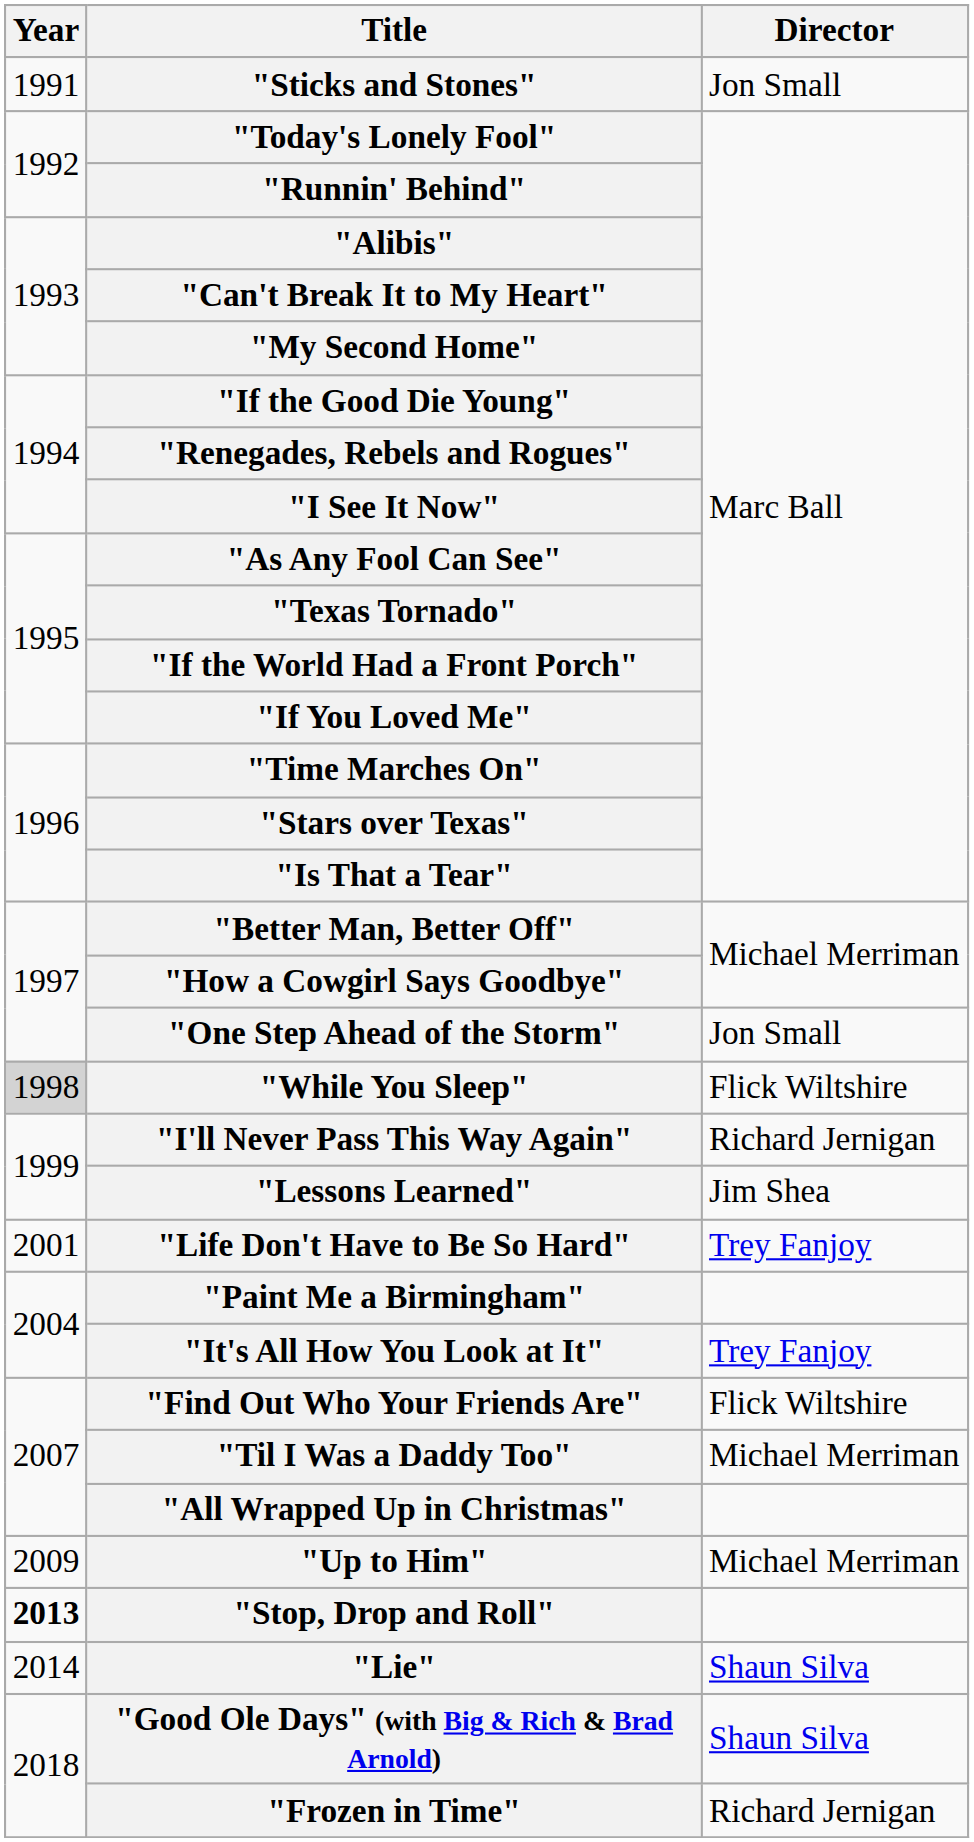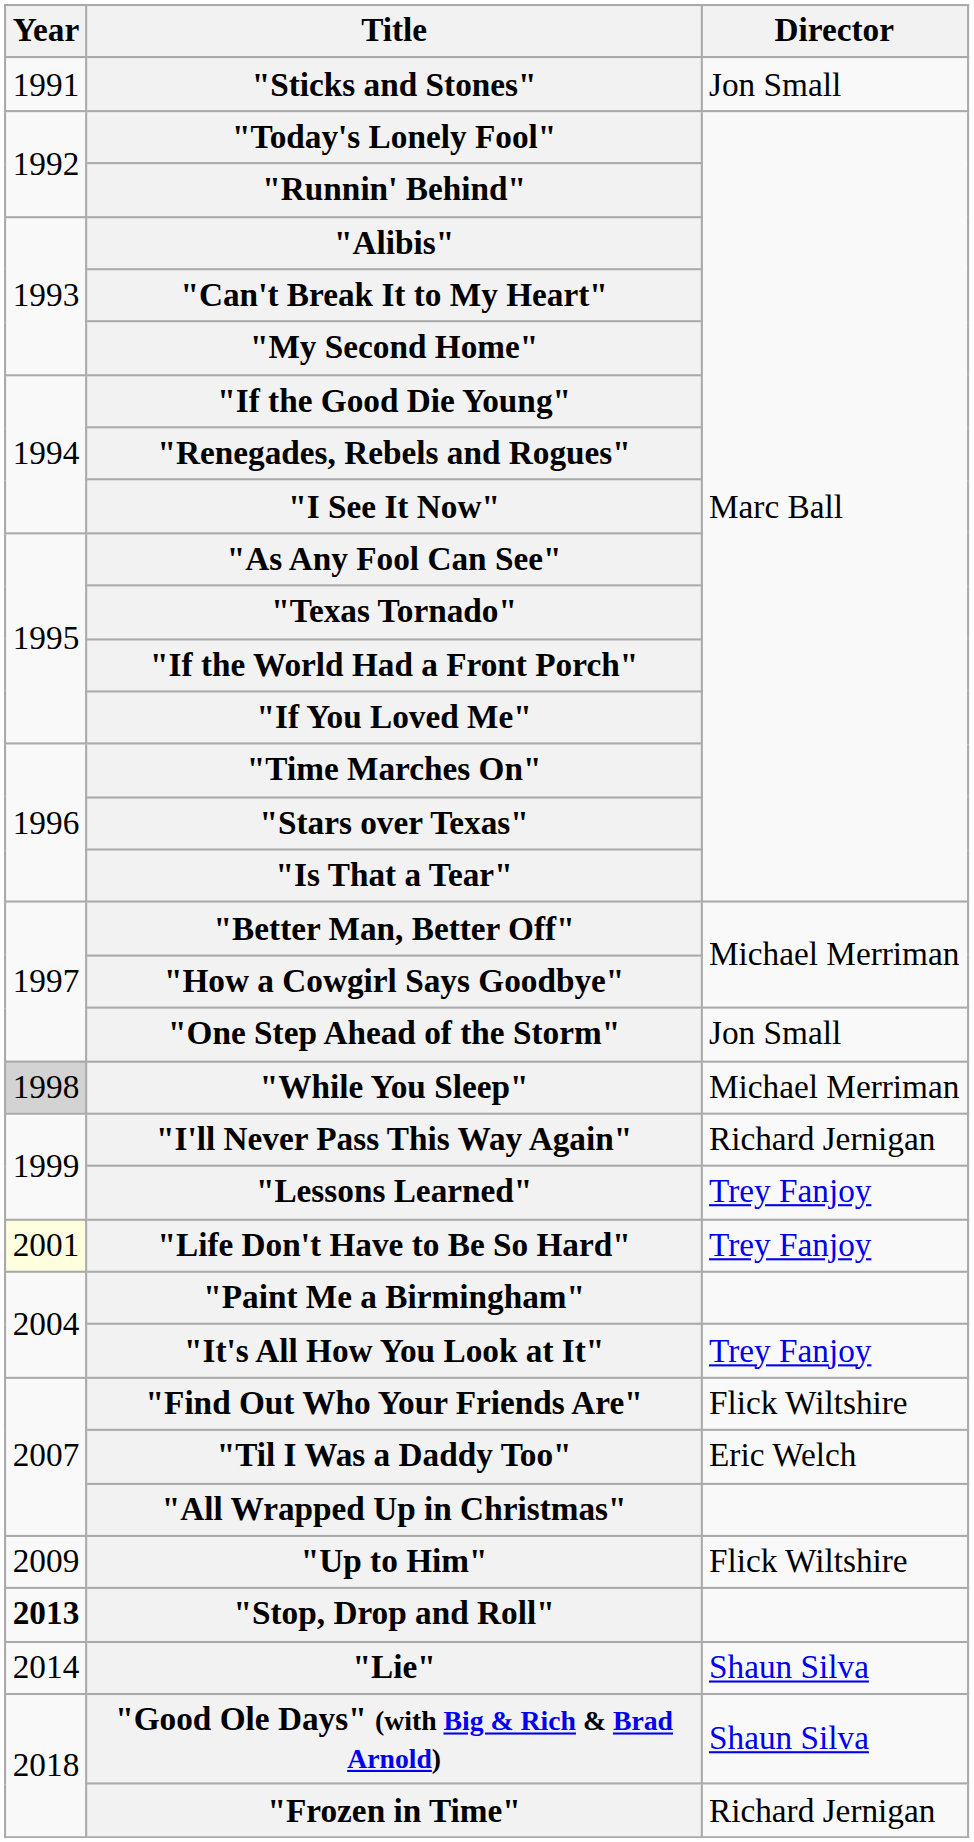(808, 1086) Flick Wiltshire -> (834, 1086) Michael Merriman
(770, 1192) Jim Shea -> (790, 1192) Trey Fanjoy
(46, 1244) no background -> (46, 1244) lightyellow background
(834, 1455) Michael Merriman -> (783, 1455) Eric Welch
(834, 1561) Michael Merriman -> (808, 1561) Flick Wiltshire
